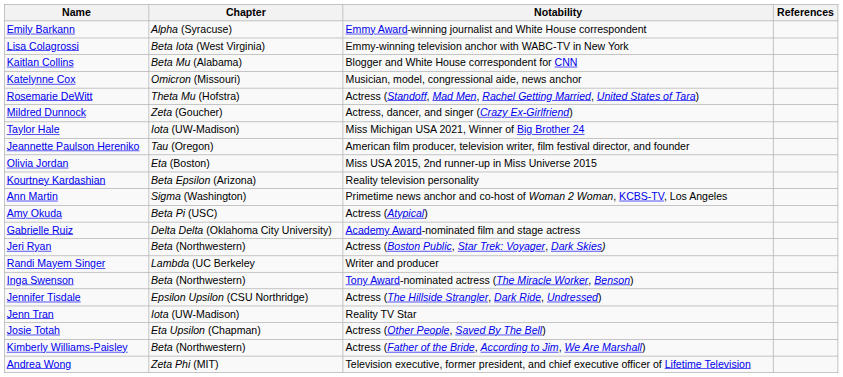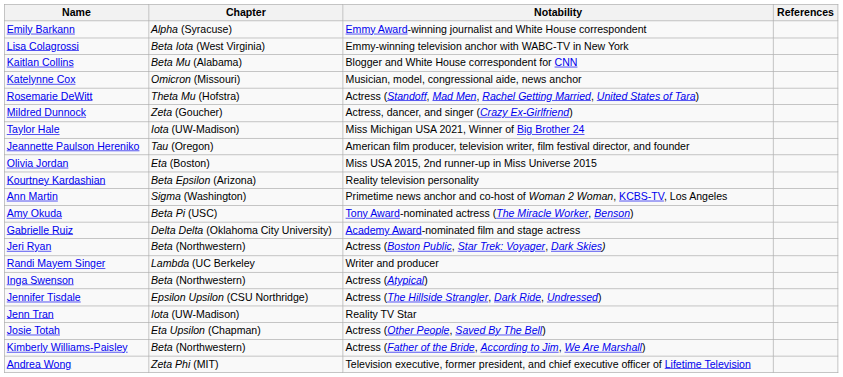(387, 213) Actress (Atypical) -> (490, 213) Tony Award-nominated actress (The Miracle Worker, Benson)
(490, 280) Tony Award-nominated actress (The Miracle Worker, Benson) -> (387, 280) Actress (Atypical)
